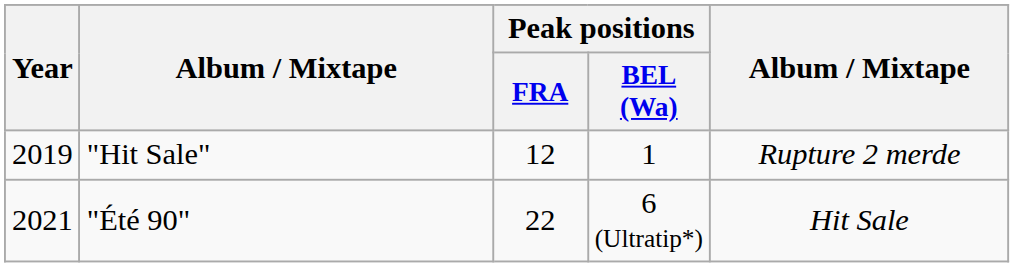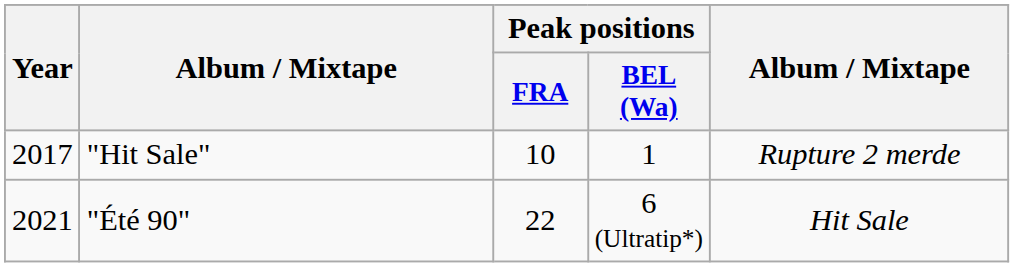(42, 154) 2019 -> (42, 154) 2017
(540, 154) 12 -> (540, 154) 10
